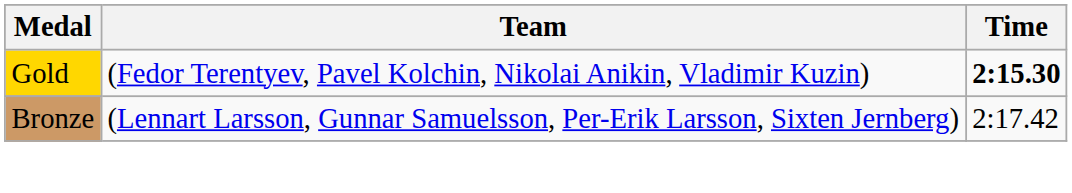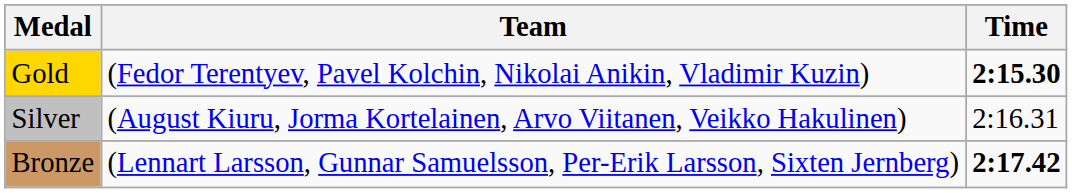+ row: (46, 118)
(1016, 118) normal -> (1016, 163) bold
